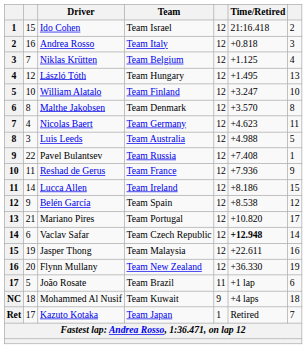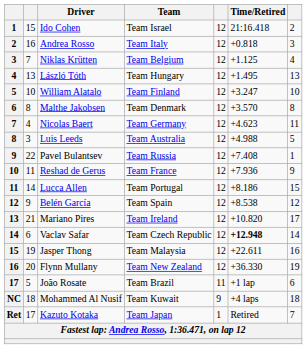(31, 75) 12 -> (31, 75) 13
(152, 187) Team Ireland -> (155, 187) Team Portugal
(155, 219) Team Portugal -> (152, 219) Team Ireland
